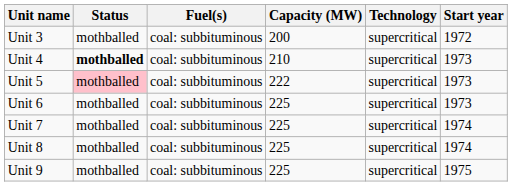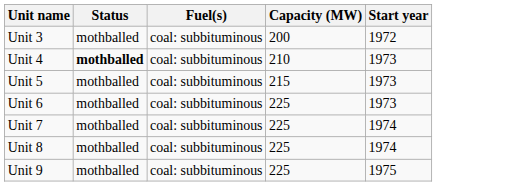- column: (403, 15)
(108, 81) pink background -> (108, 81) no background
(279, 81) 222 -> (279, 81) 215
